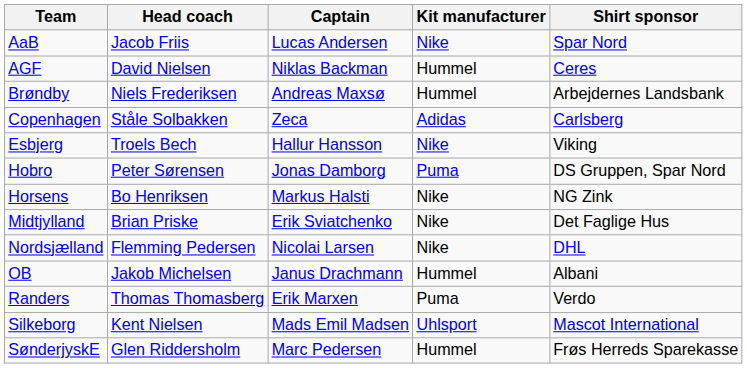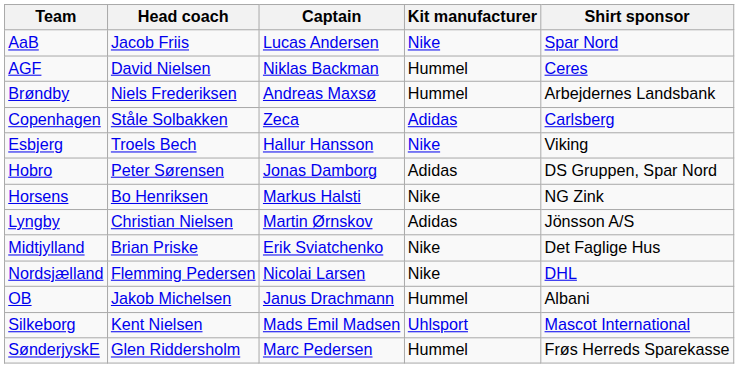(438, 171) Puma -> (433, 171) Adidas
+ row: (34, 222)
- row: (39, 299)
